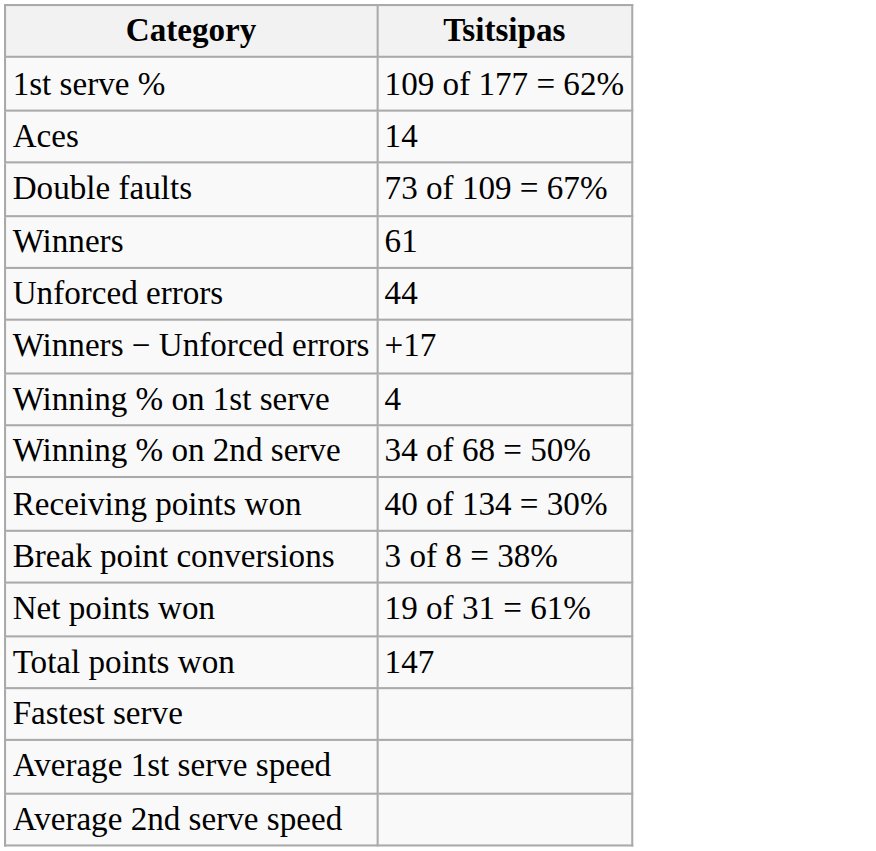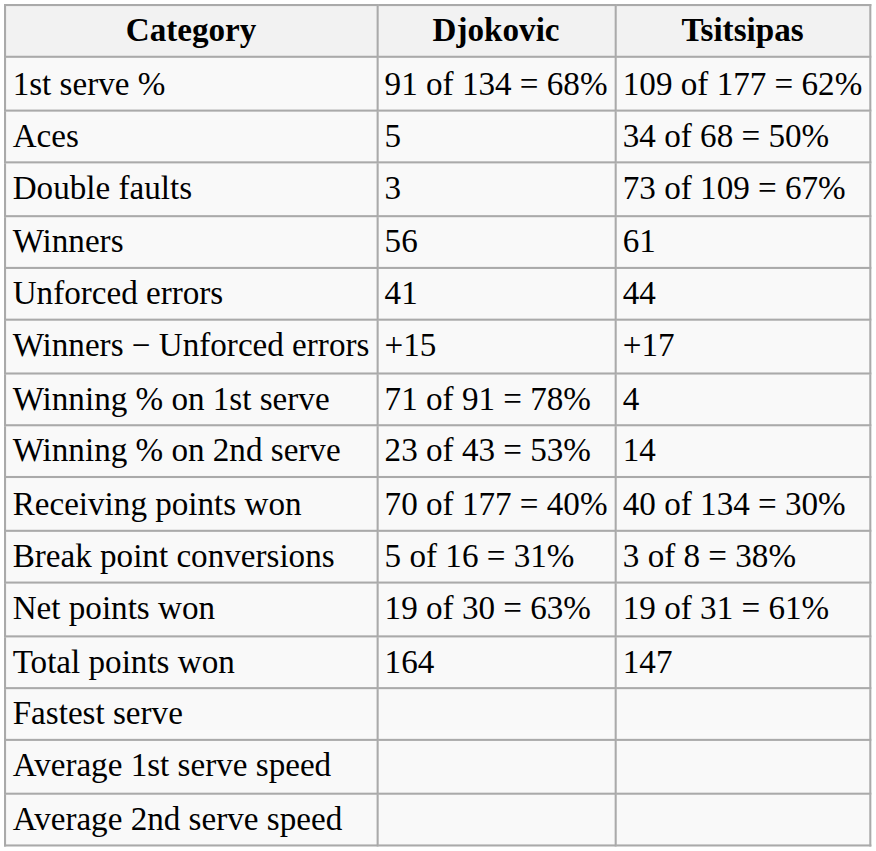+ column: (496, 30)
(401, 135) 14 -> (726, 135) 34 of 68 = 50%
(488, 450) 34 of 68 = 50% -> (639, 450) 14
